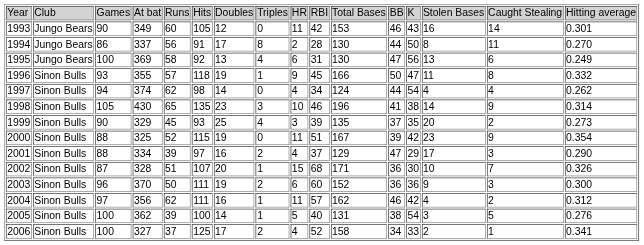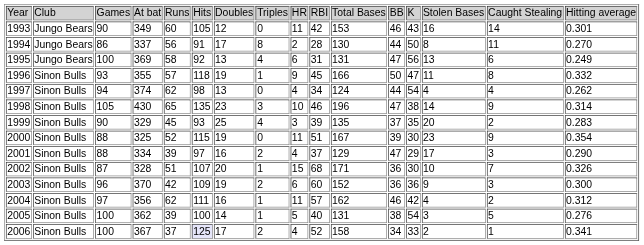(341, 60) 130 -> (341, 60) 131
(221, 91) 14 -> (221, 91) 13
(395, 106) 41 -> (395, 106) 47
(579, 122) 0.273 -> (579, 122) 0.283
(413, 138) 42 -> (413, 138) 30
(171, 184) 50 -> (171, 184) 42
(201, 184) 111 -> (202, 184) 109
(143, 231) 327 -> (143, 231) 367
(202, 231) no background -> (202, 231) lavender background
